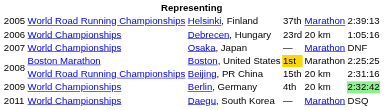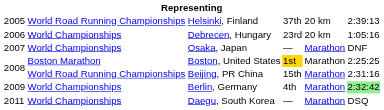(325, 21) Marathon -> (318, 21) 20 km
(318, 74) 20 km -> (325, 74) Marathon
(318, 87) 20 km -> (325, 87) Marathon
